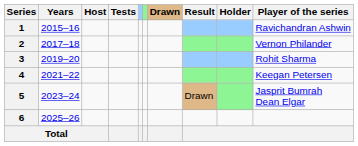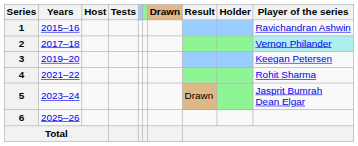(294, 43) no background -> (294, 43) paleturquoise background
(286, 59) Rohit Sharma -> (294, 59) Keegan Petersen
(294, 75) Keegan Petersen -> (286, 75) Rohit Sharma
